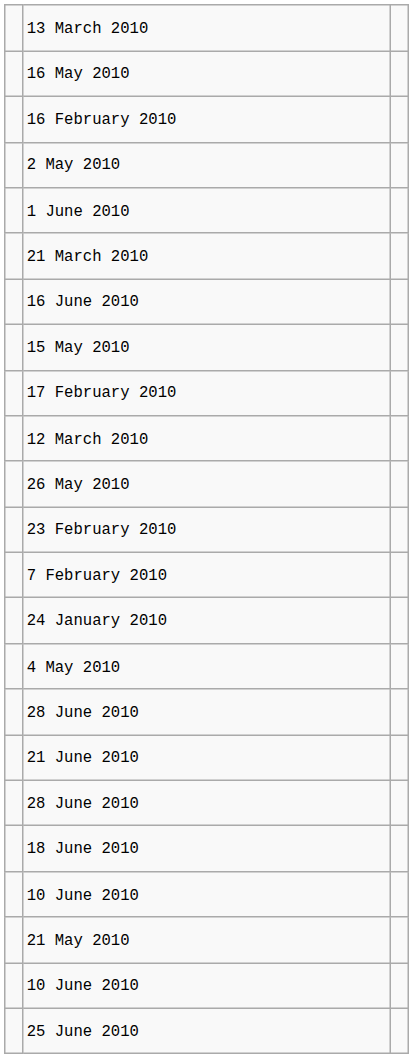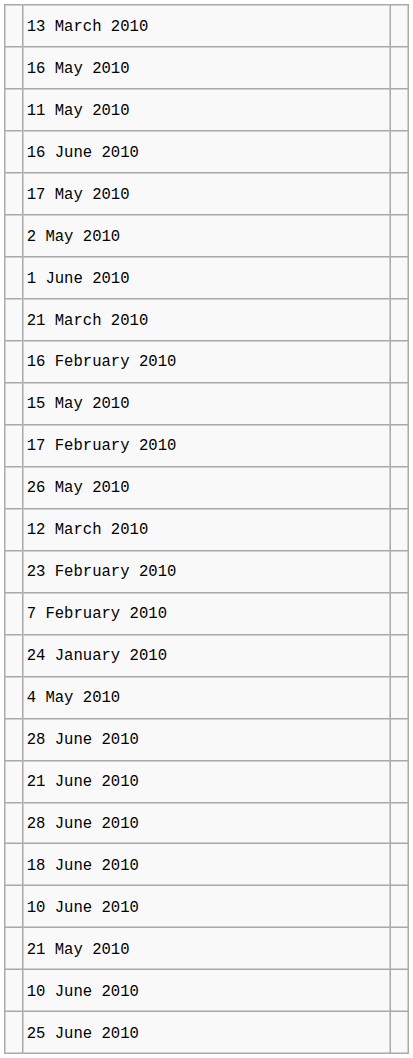+ row: (14, 110)
rows swapped: (14, 302) <-> (14, 119)
+ row: (14, 194)
rows swapped: (14, 438) <-> (14, 484)
